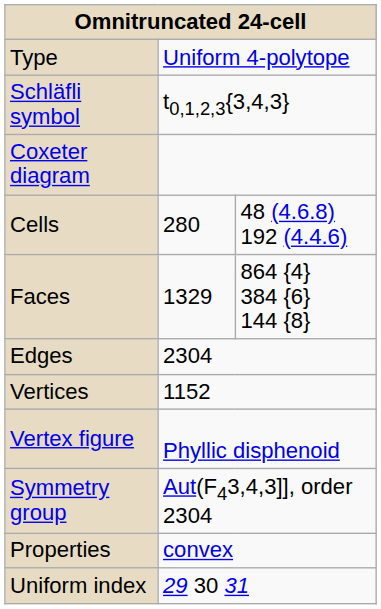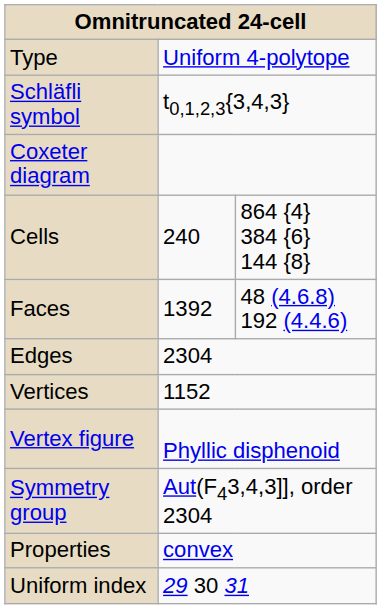(181, 224) 280 -> (181, 236) 240
(294, 224) 48 (4.6.8) 192 (4.4.6) -> (275, 236) 864 {4} 384 {6} 144 {8}
(188, 296) 1329 -> (188, 308) 1392
(275, 296) 864 {4} 384 {6} 144 {8} -> (294, 308) 48 (4.6.8) 192 (4.4.6)
